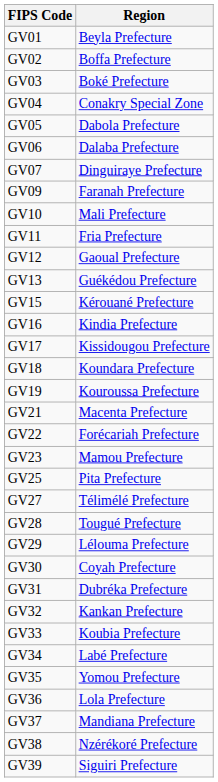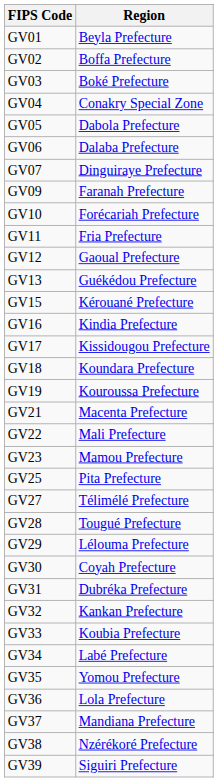(122, 214) Mali Prefecture -> (139, 214) Forécariah Prefecture
(139, 434) Forécariah Prefecture -> (122, 434) Mali Prefecture
